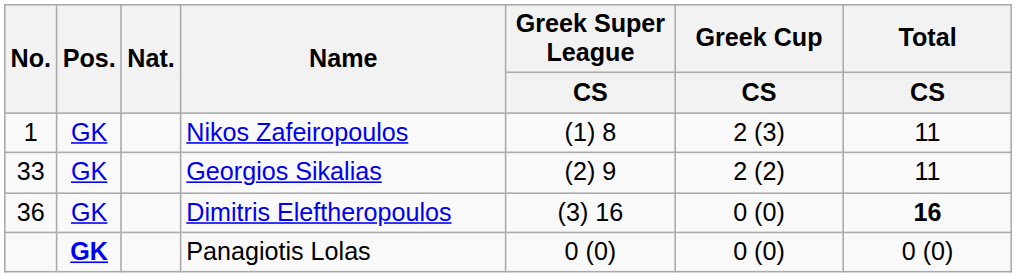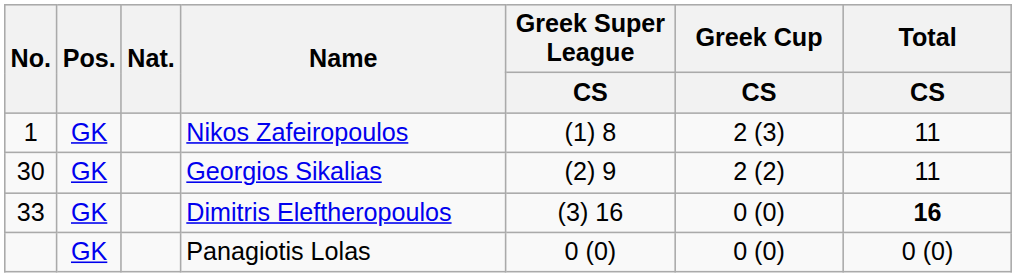(31, 172) 33 -> (31, 172) 30
(31, 212) 36 -> (31, 212) 33
(89, 251) bold -> (89, 251) normal
